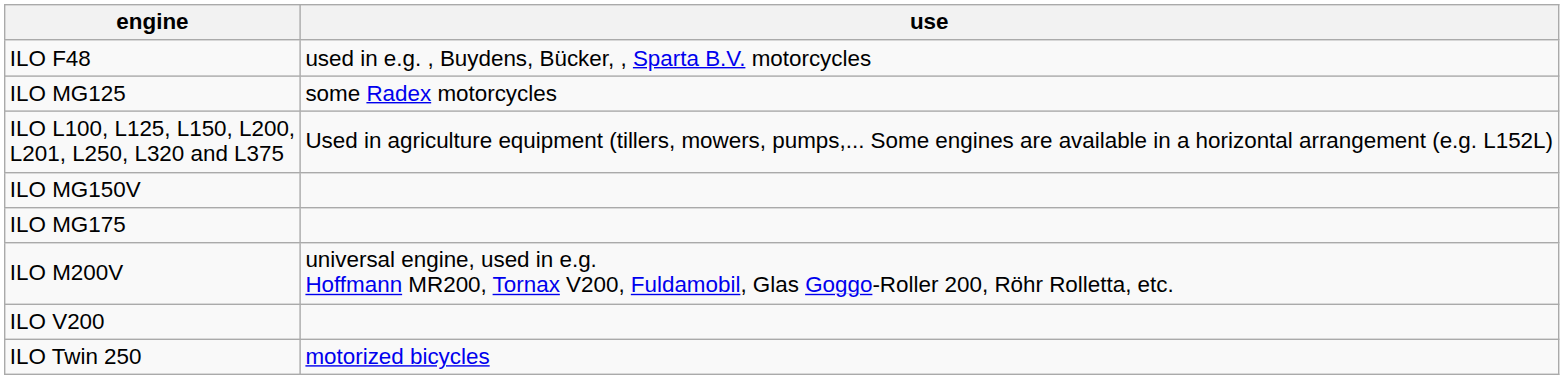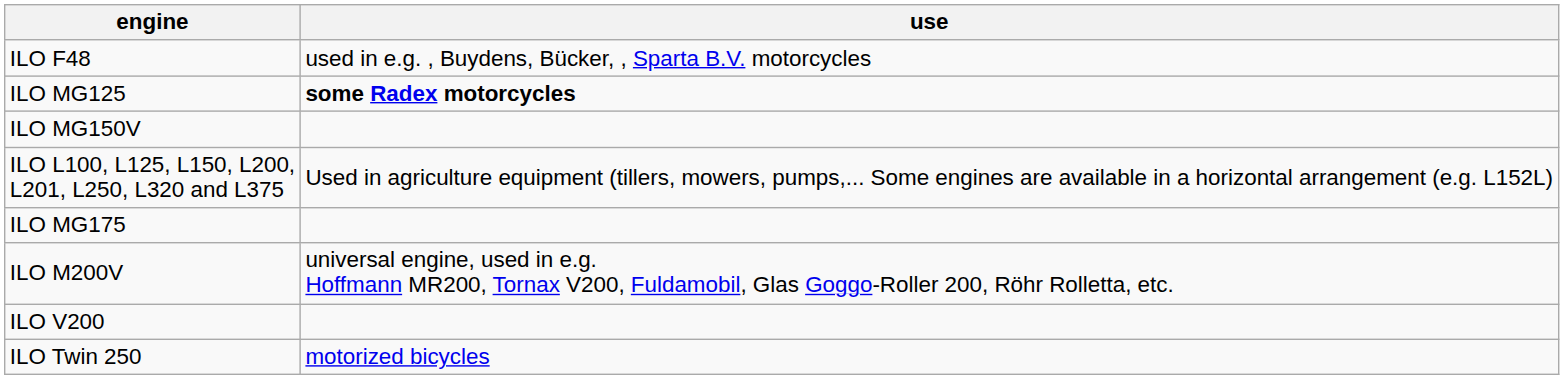(431, 93) normal -> (441, 93) bold
rows swapped: (152, 141) <-> (75, 189)
